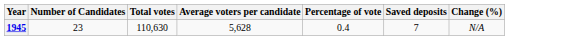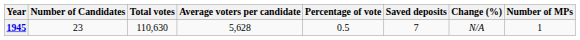+ column: (540, 12)
(343, 27) 0.4 -> (343, 27) 0.5
